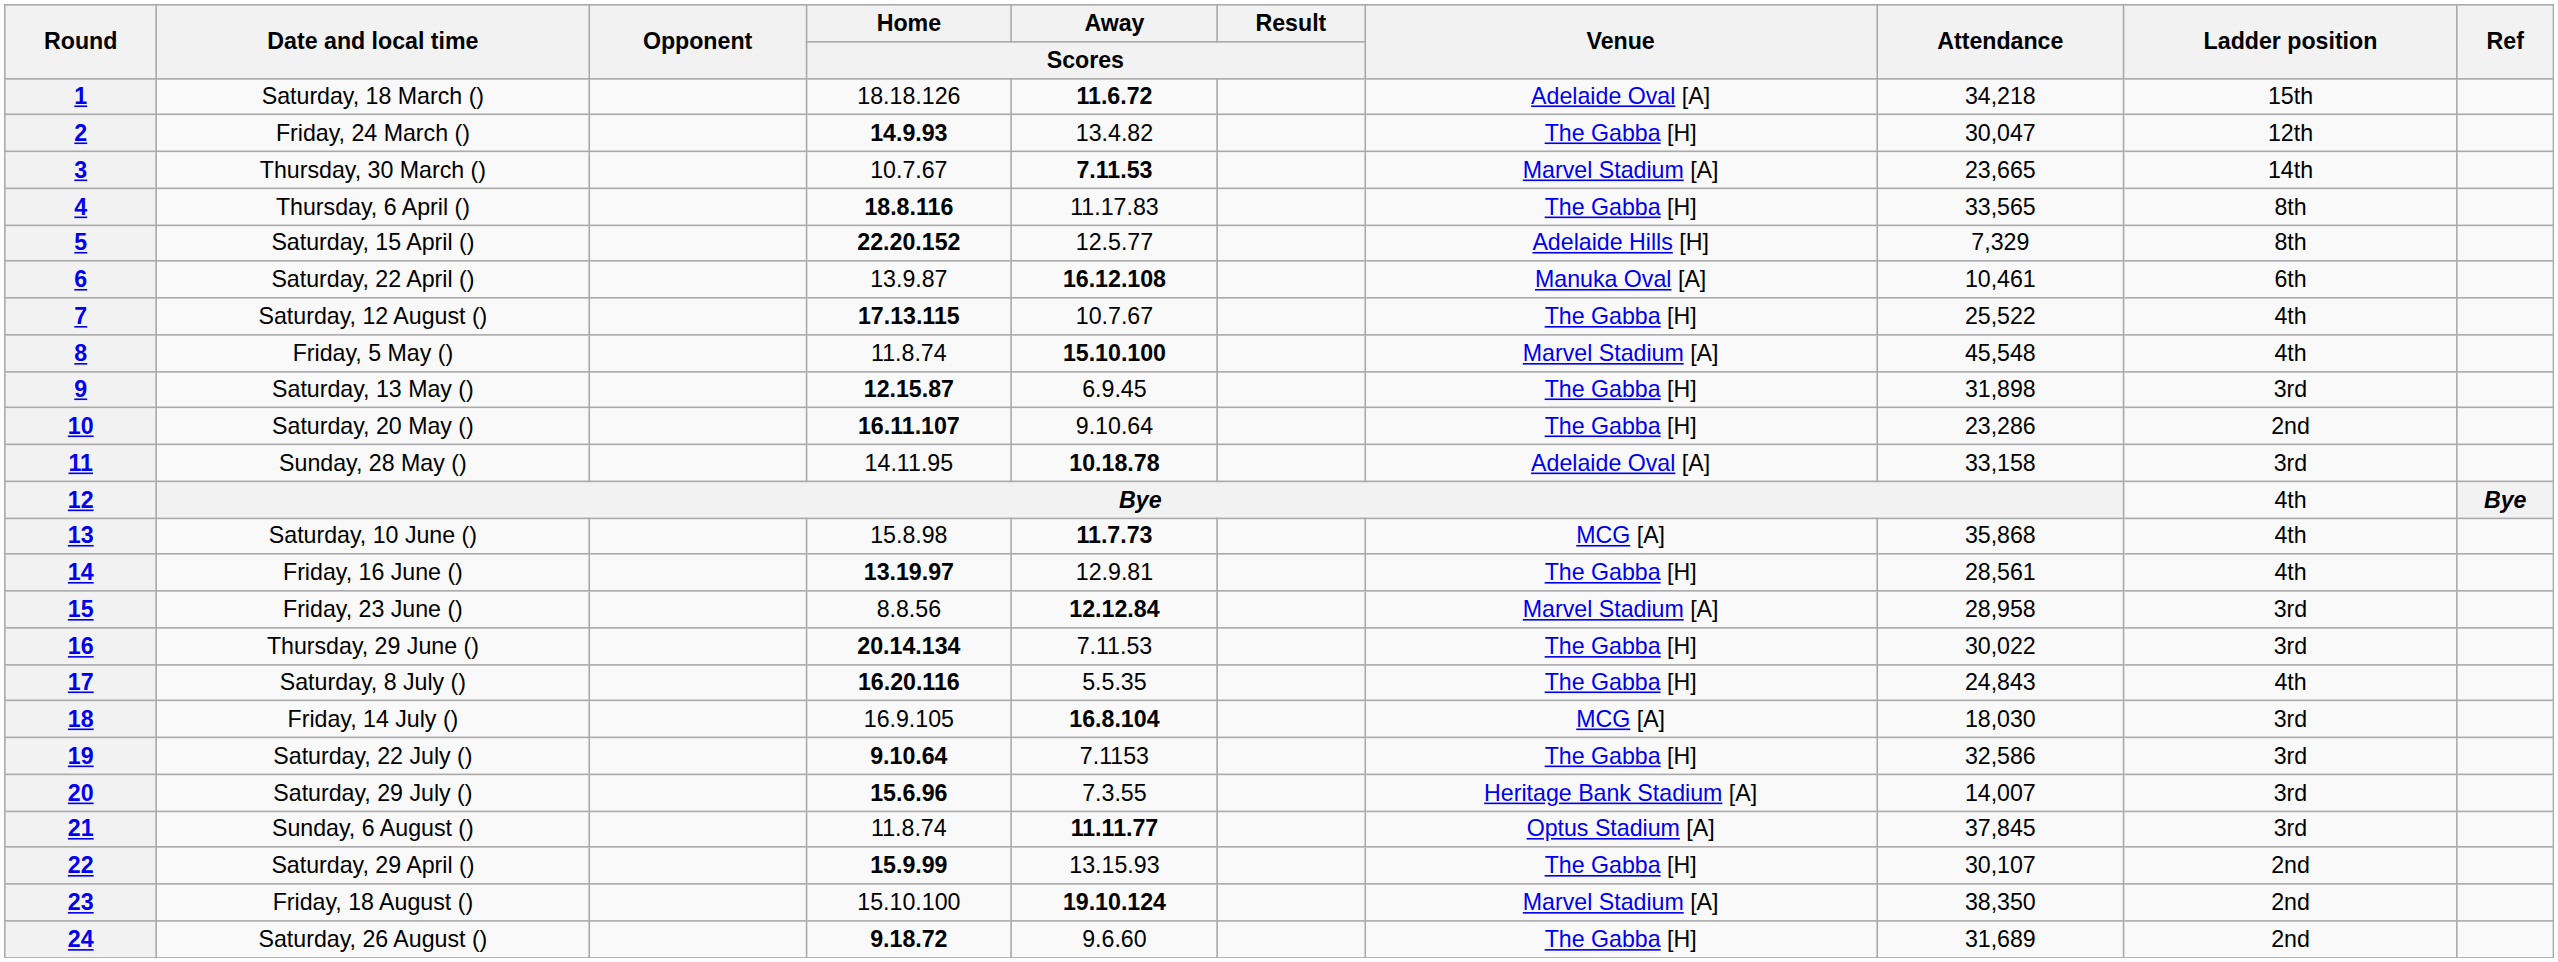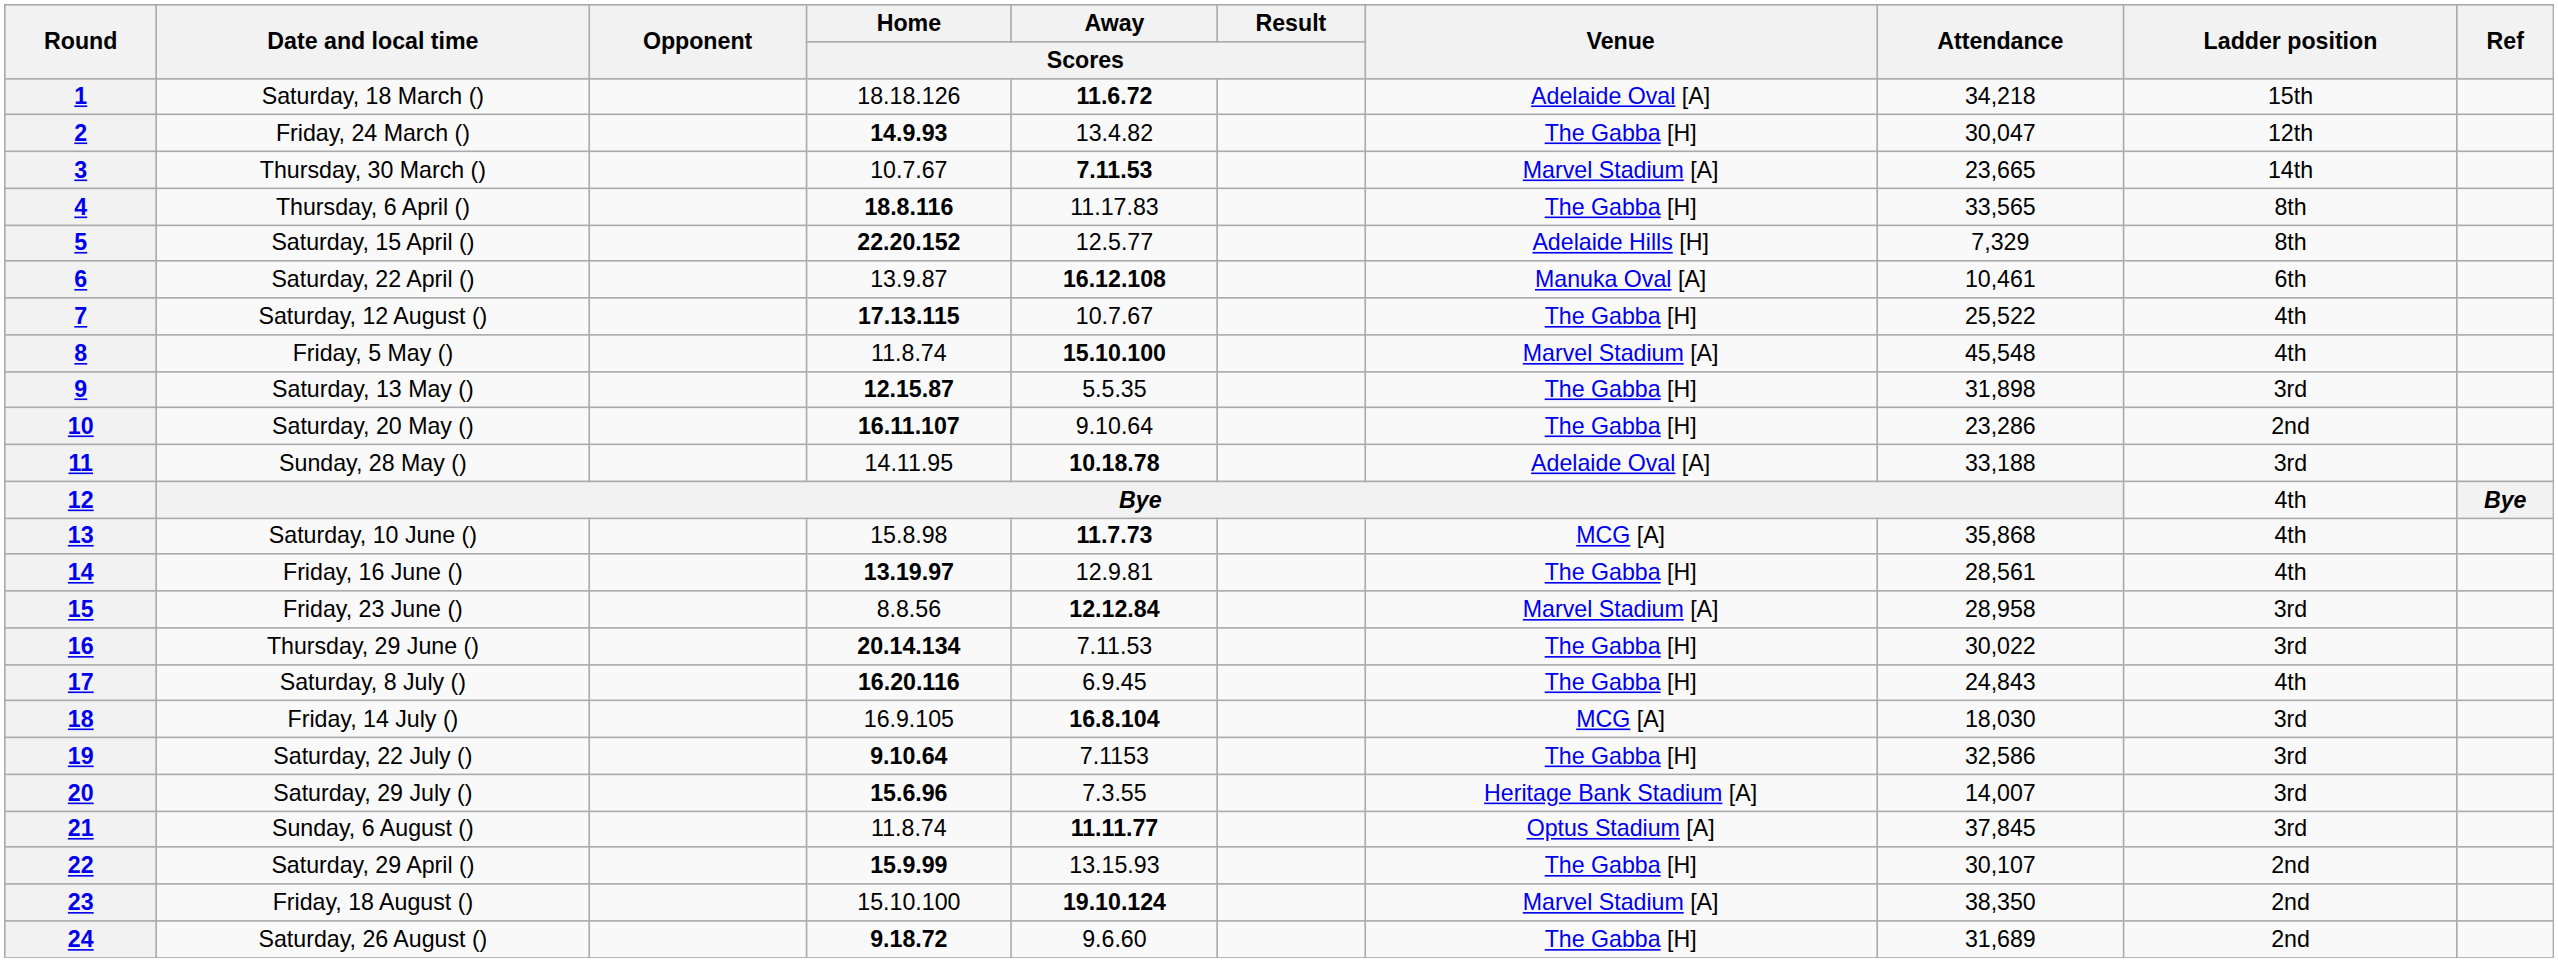(1114, 390) 6.9.45 -> (1114, 390) 5.5.35
(2000, 463) 33,158 -> (2000, 463) 33,188
(1114, 683) 5.5.35 -> (1114, 683) 6.9.45
